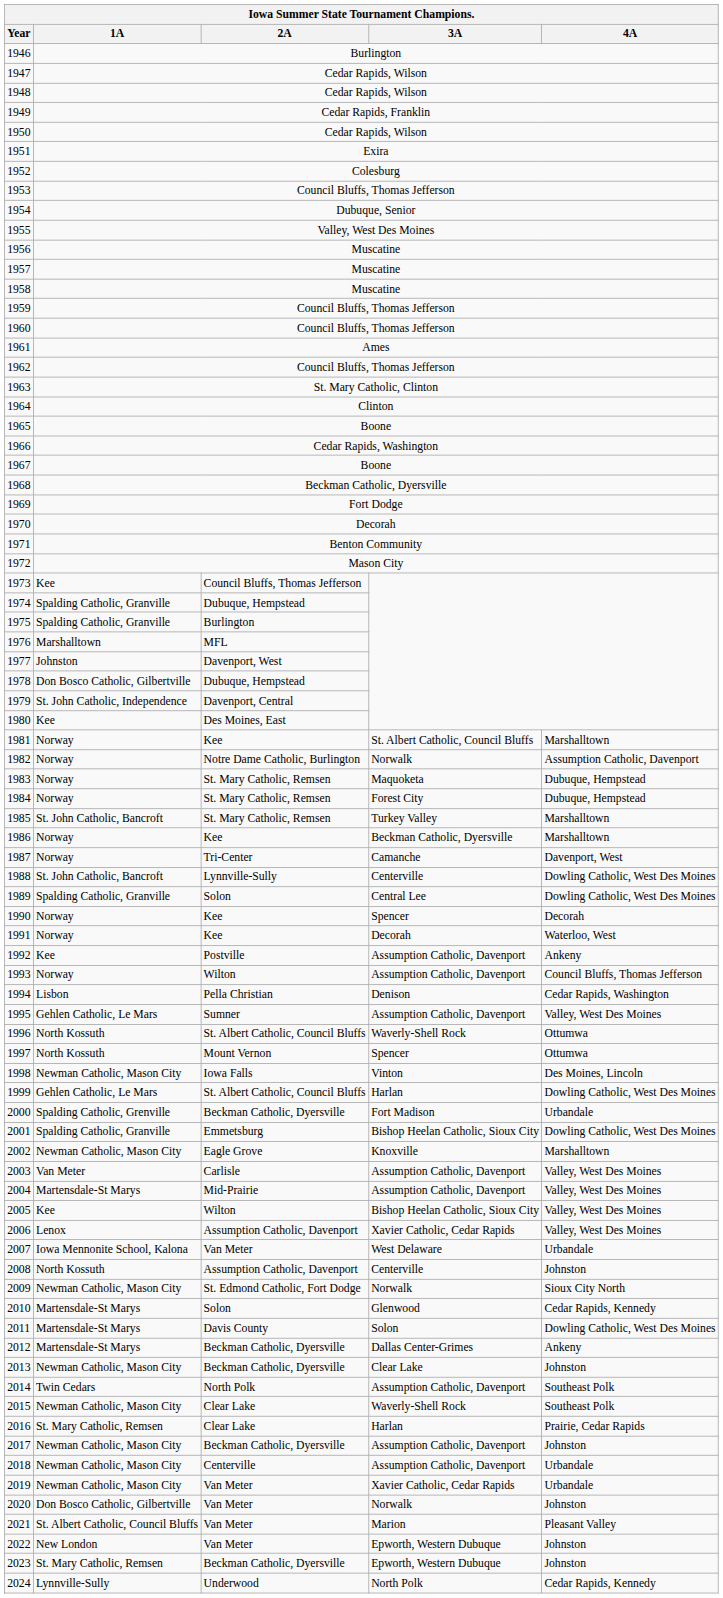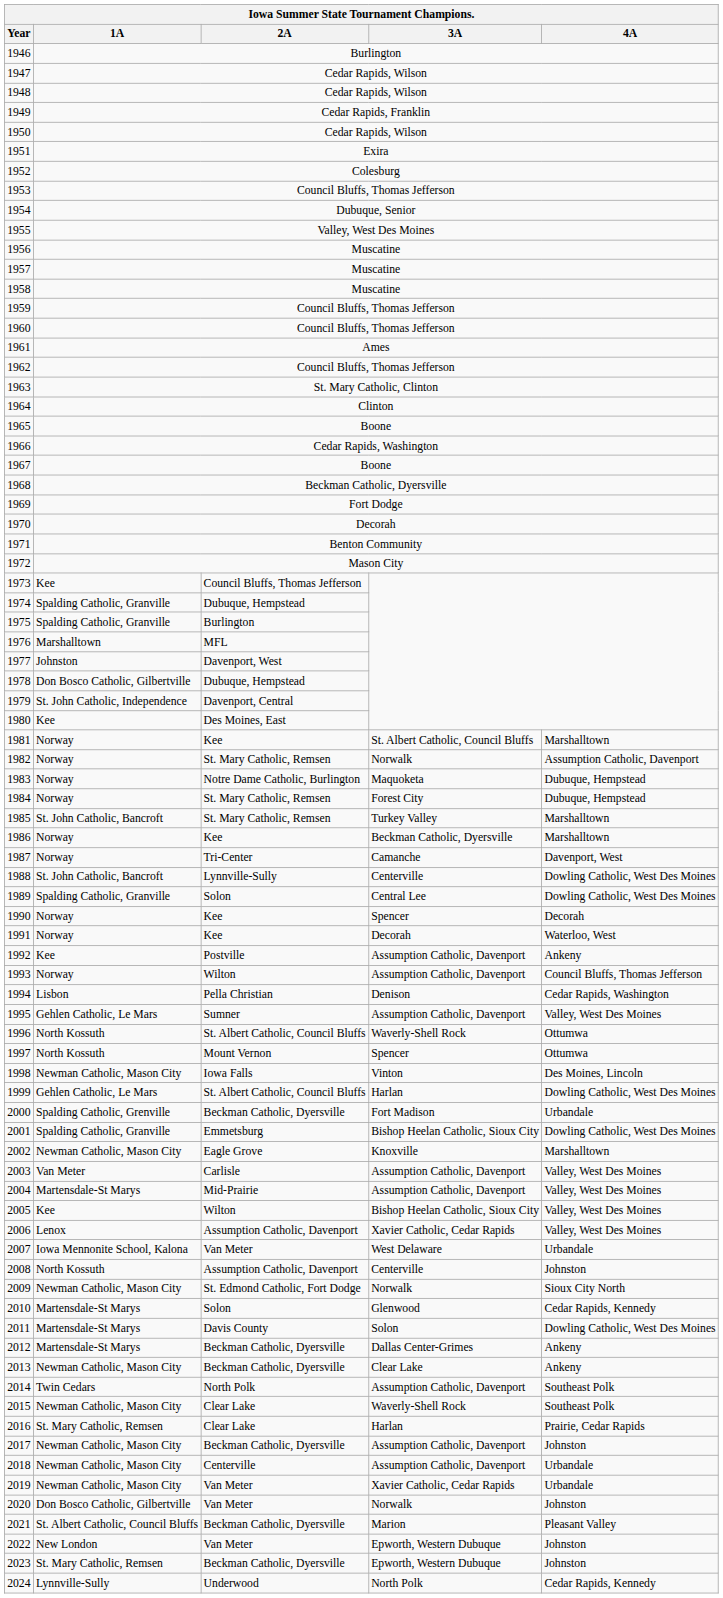(282, 759) Notre Dame Catholic, Burlington -> (267, 759) St. Mary Catholic, Remsen
(267, 779) St. Mary Catholic, Remsen -> (282, 779) Notre Dame Catholic, Burlington
(565, 1367) Johnston -> (563, 1367) Ankeny
(228, 1524) Van Meter -> (274, 1524) Beckman Catholic, Dyersville
